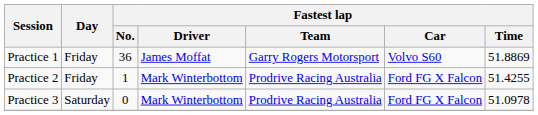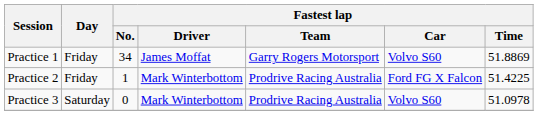(125, 57) 36 -> (125, 57) 34
(509, 78) 51.4255 -> (509, 78) 51.4225
(435, 100) Ford FG X Falcon -> (415, 100) Volvo S60
